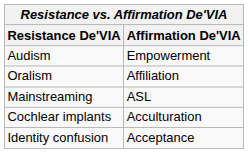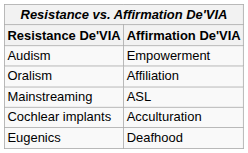- row: (58, 138)
+ row: (34, 138)
